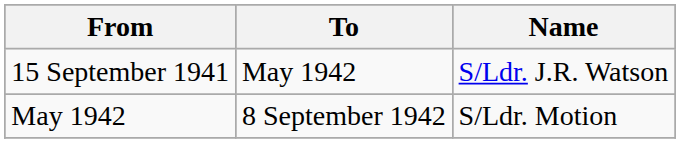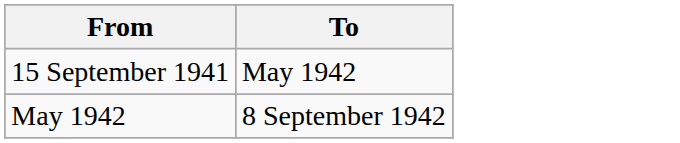- column: (563, 26)
